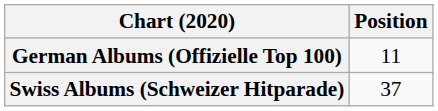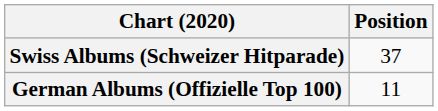rows swapped: (177, 55) <-> (177, 88)
